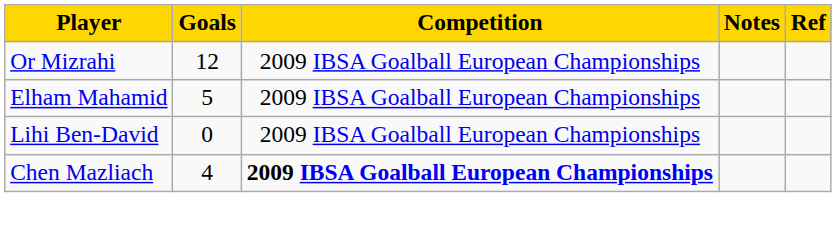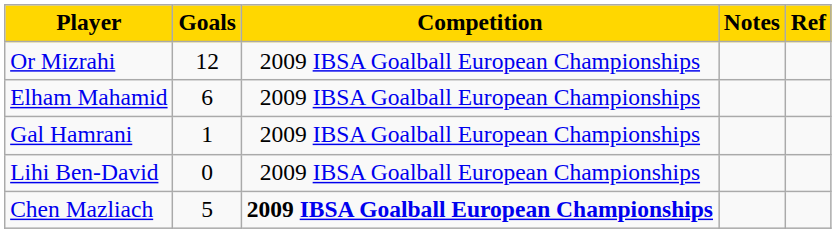(207, 97) 5 -> (207, 97) 6
+ row: (71, 135)
(207, 172) 4 -> (207, 209) 5
